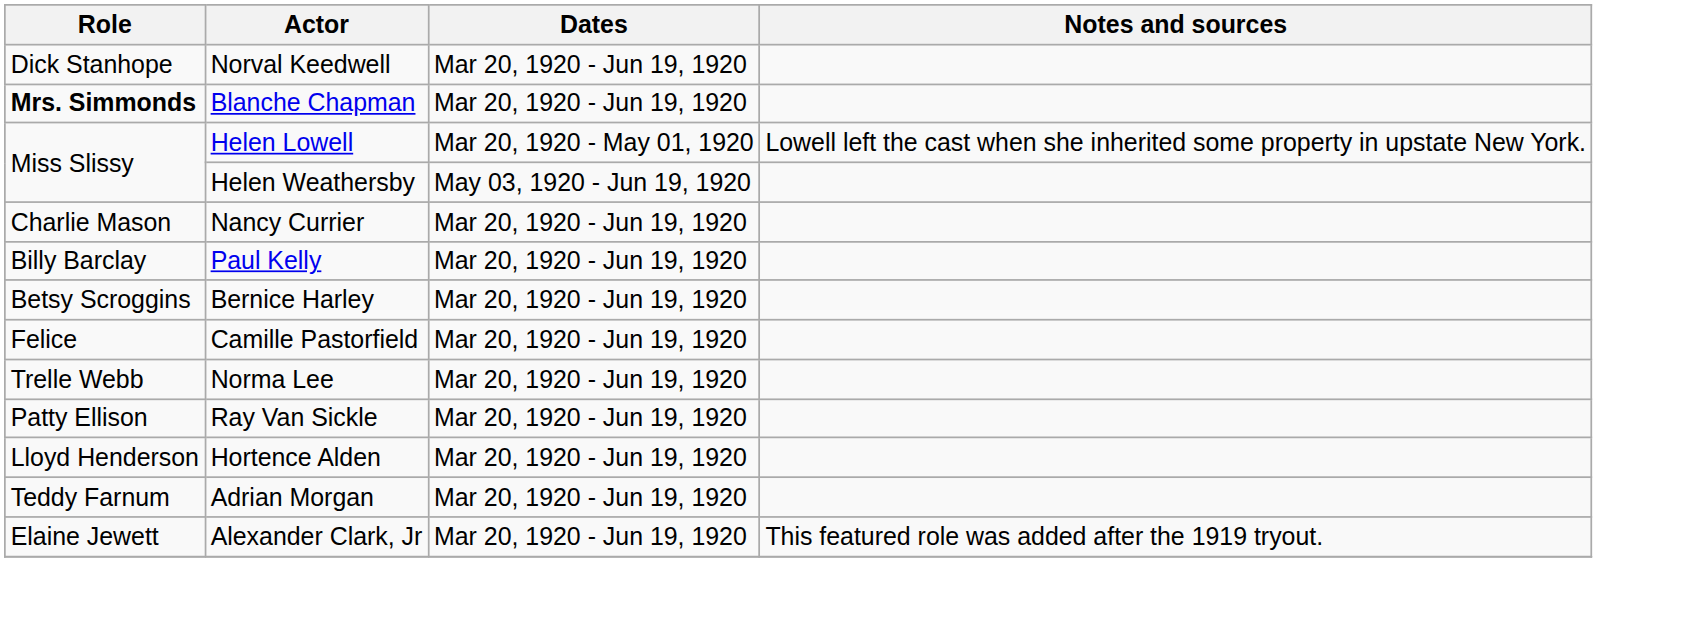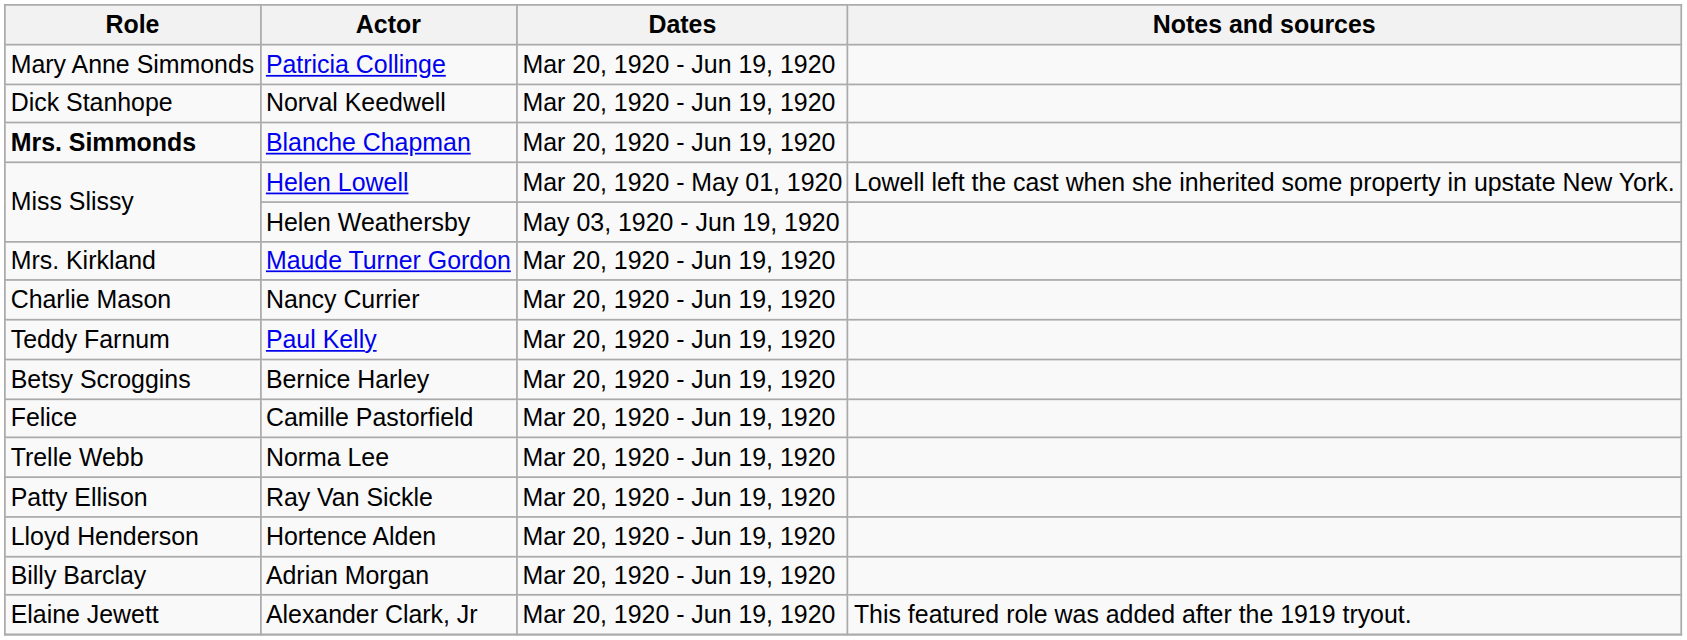+ row: (356, 64)
+ row: (388, 261)
(78, 261) Billy Barclay -> (90, 340) Teddy Farnum
(90, 497) Teddy Farnum -> (78, 576) Billy Barclay
